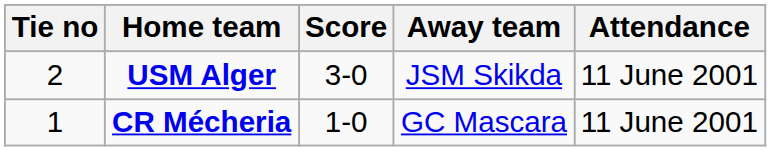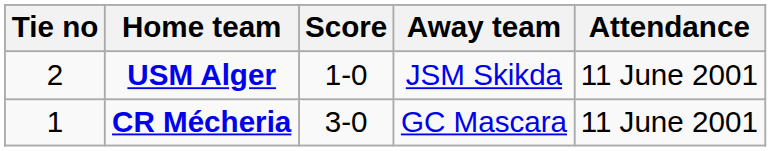(346, 74) 3-0 -> (346, 74) 1-0
(346, 121) 1-0 -> (346, 121) 3-0
